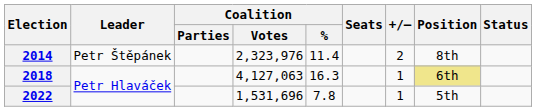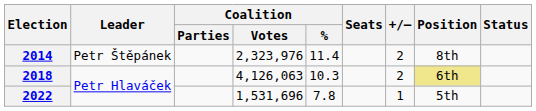(269, 76) 4,127,063 -> (269, 76) 4,126,063
(324, 76) 16.3 -> (324, 76) 10.3
(400, 76) 1 -> (400, 76) 2
